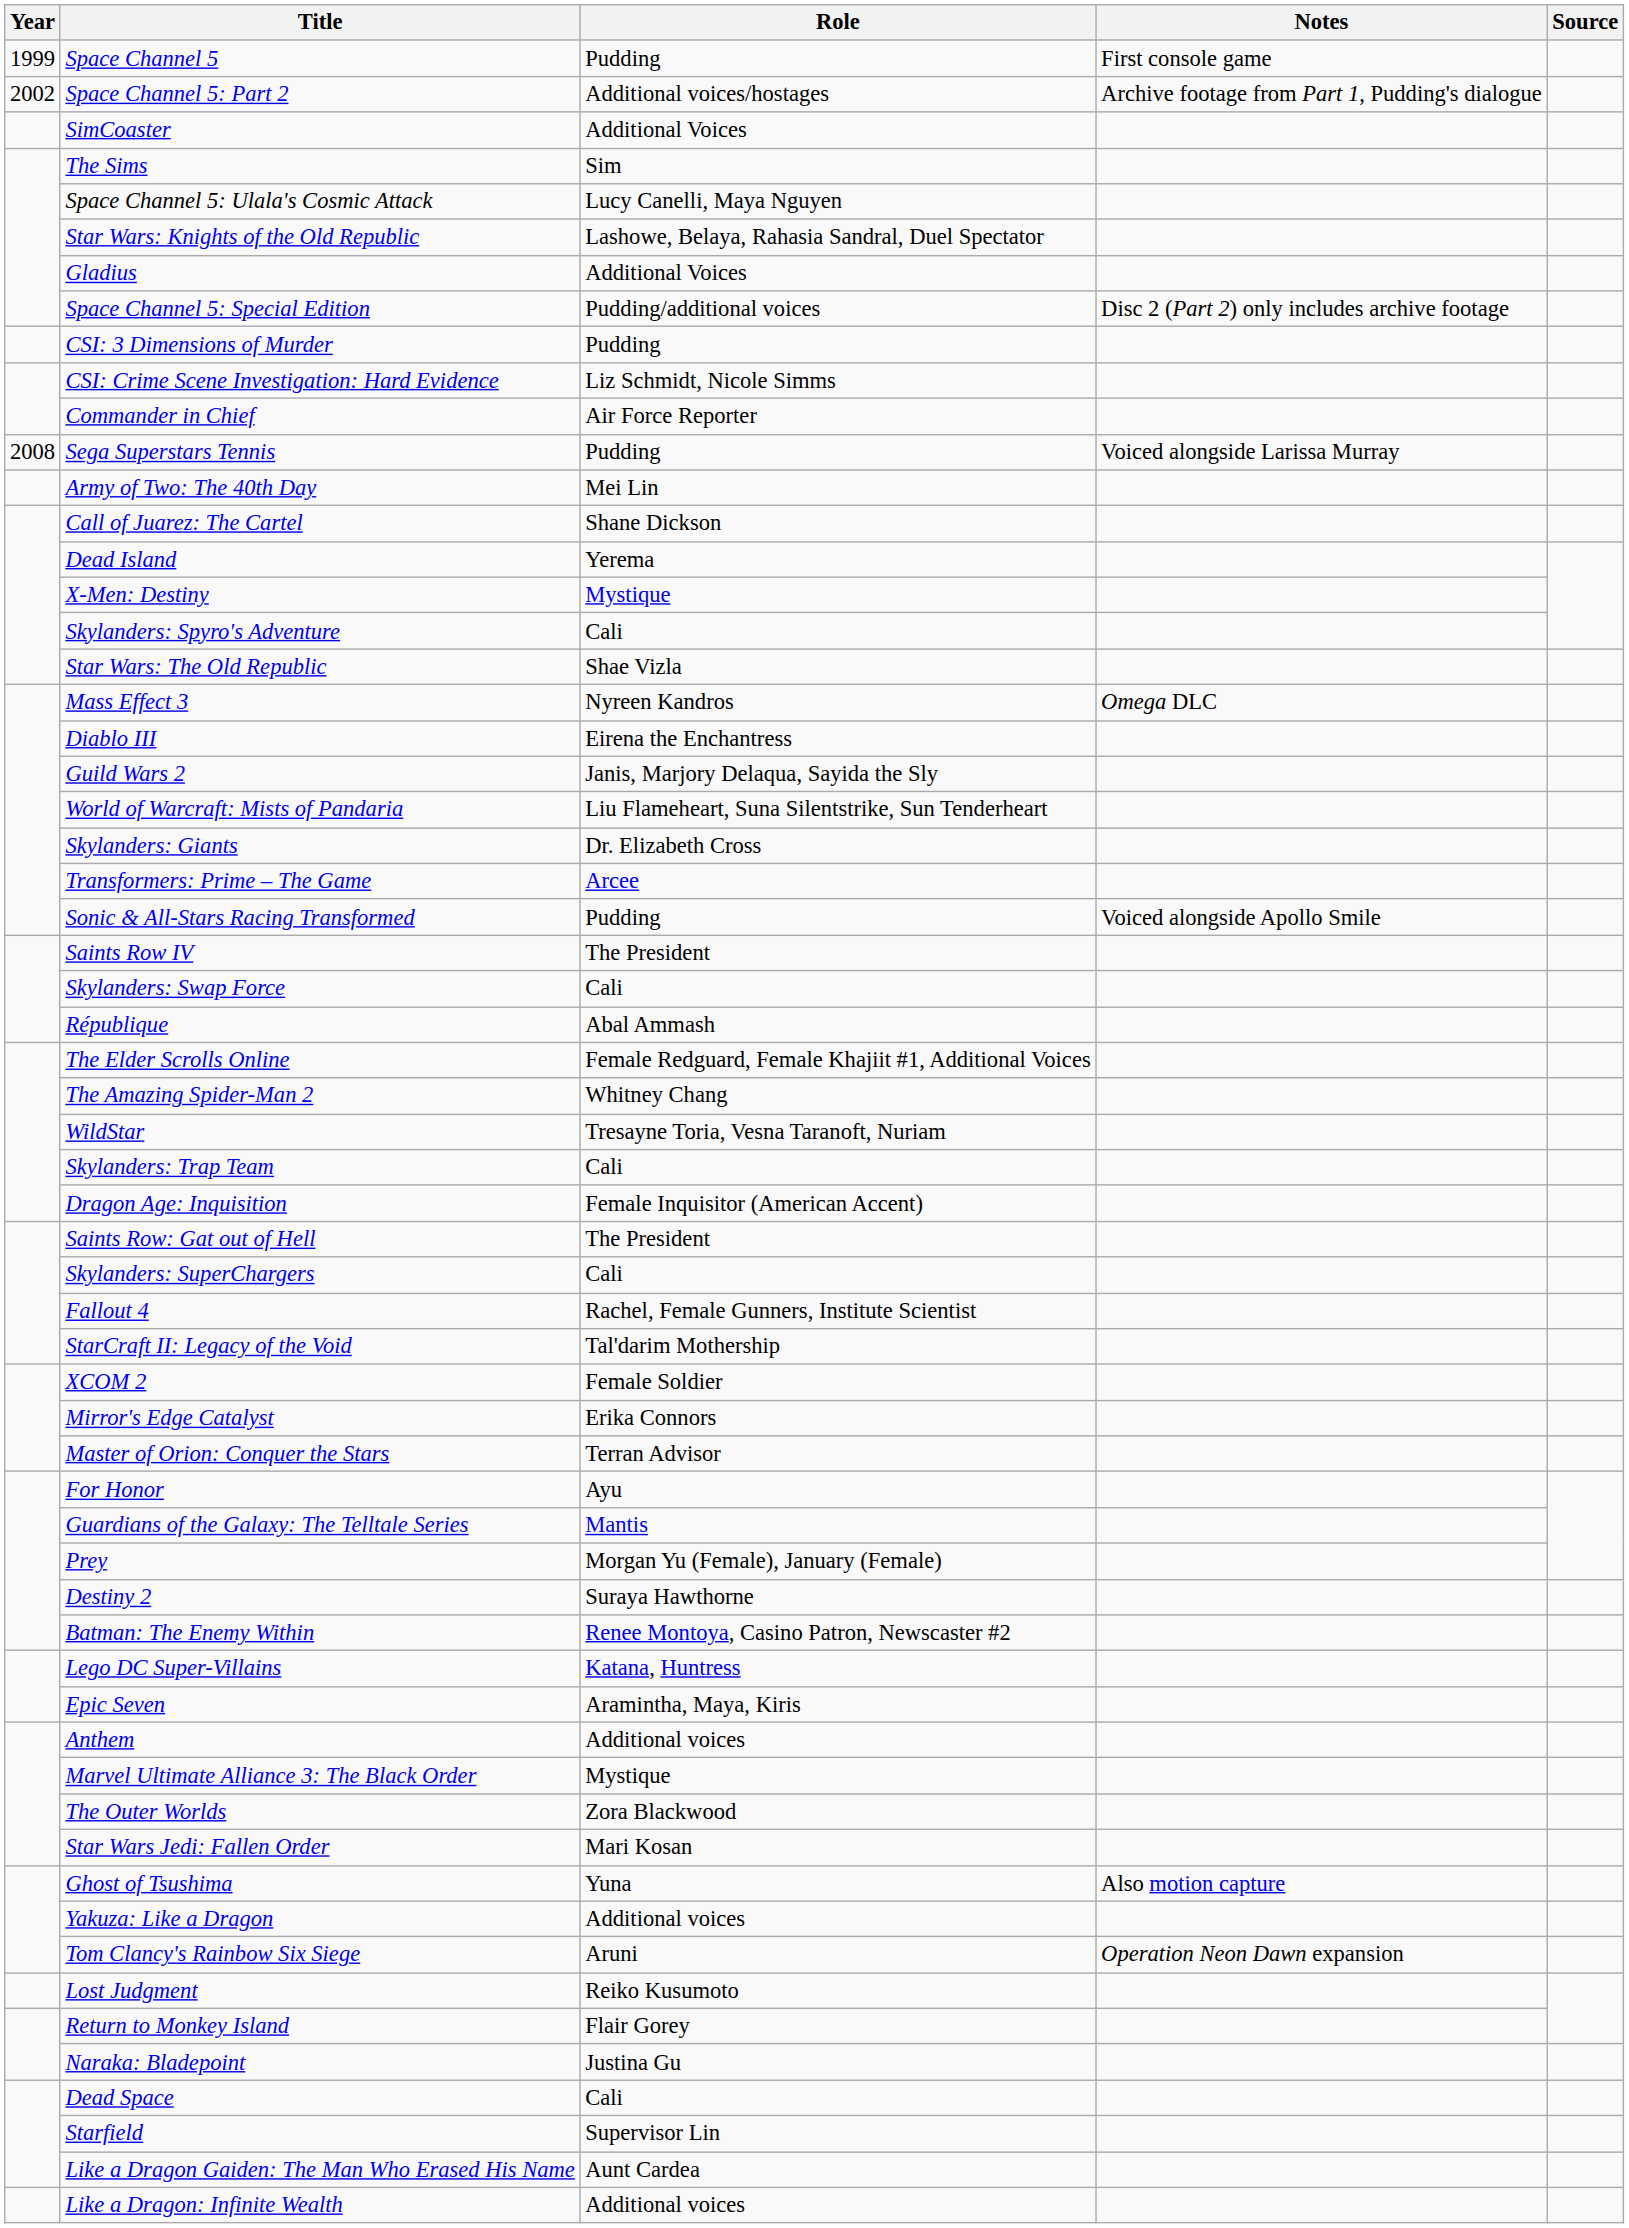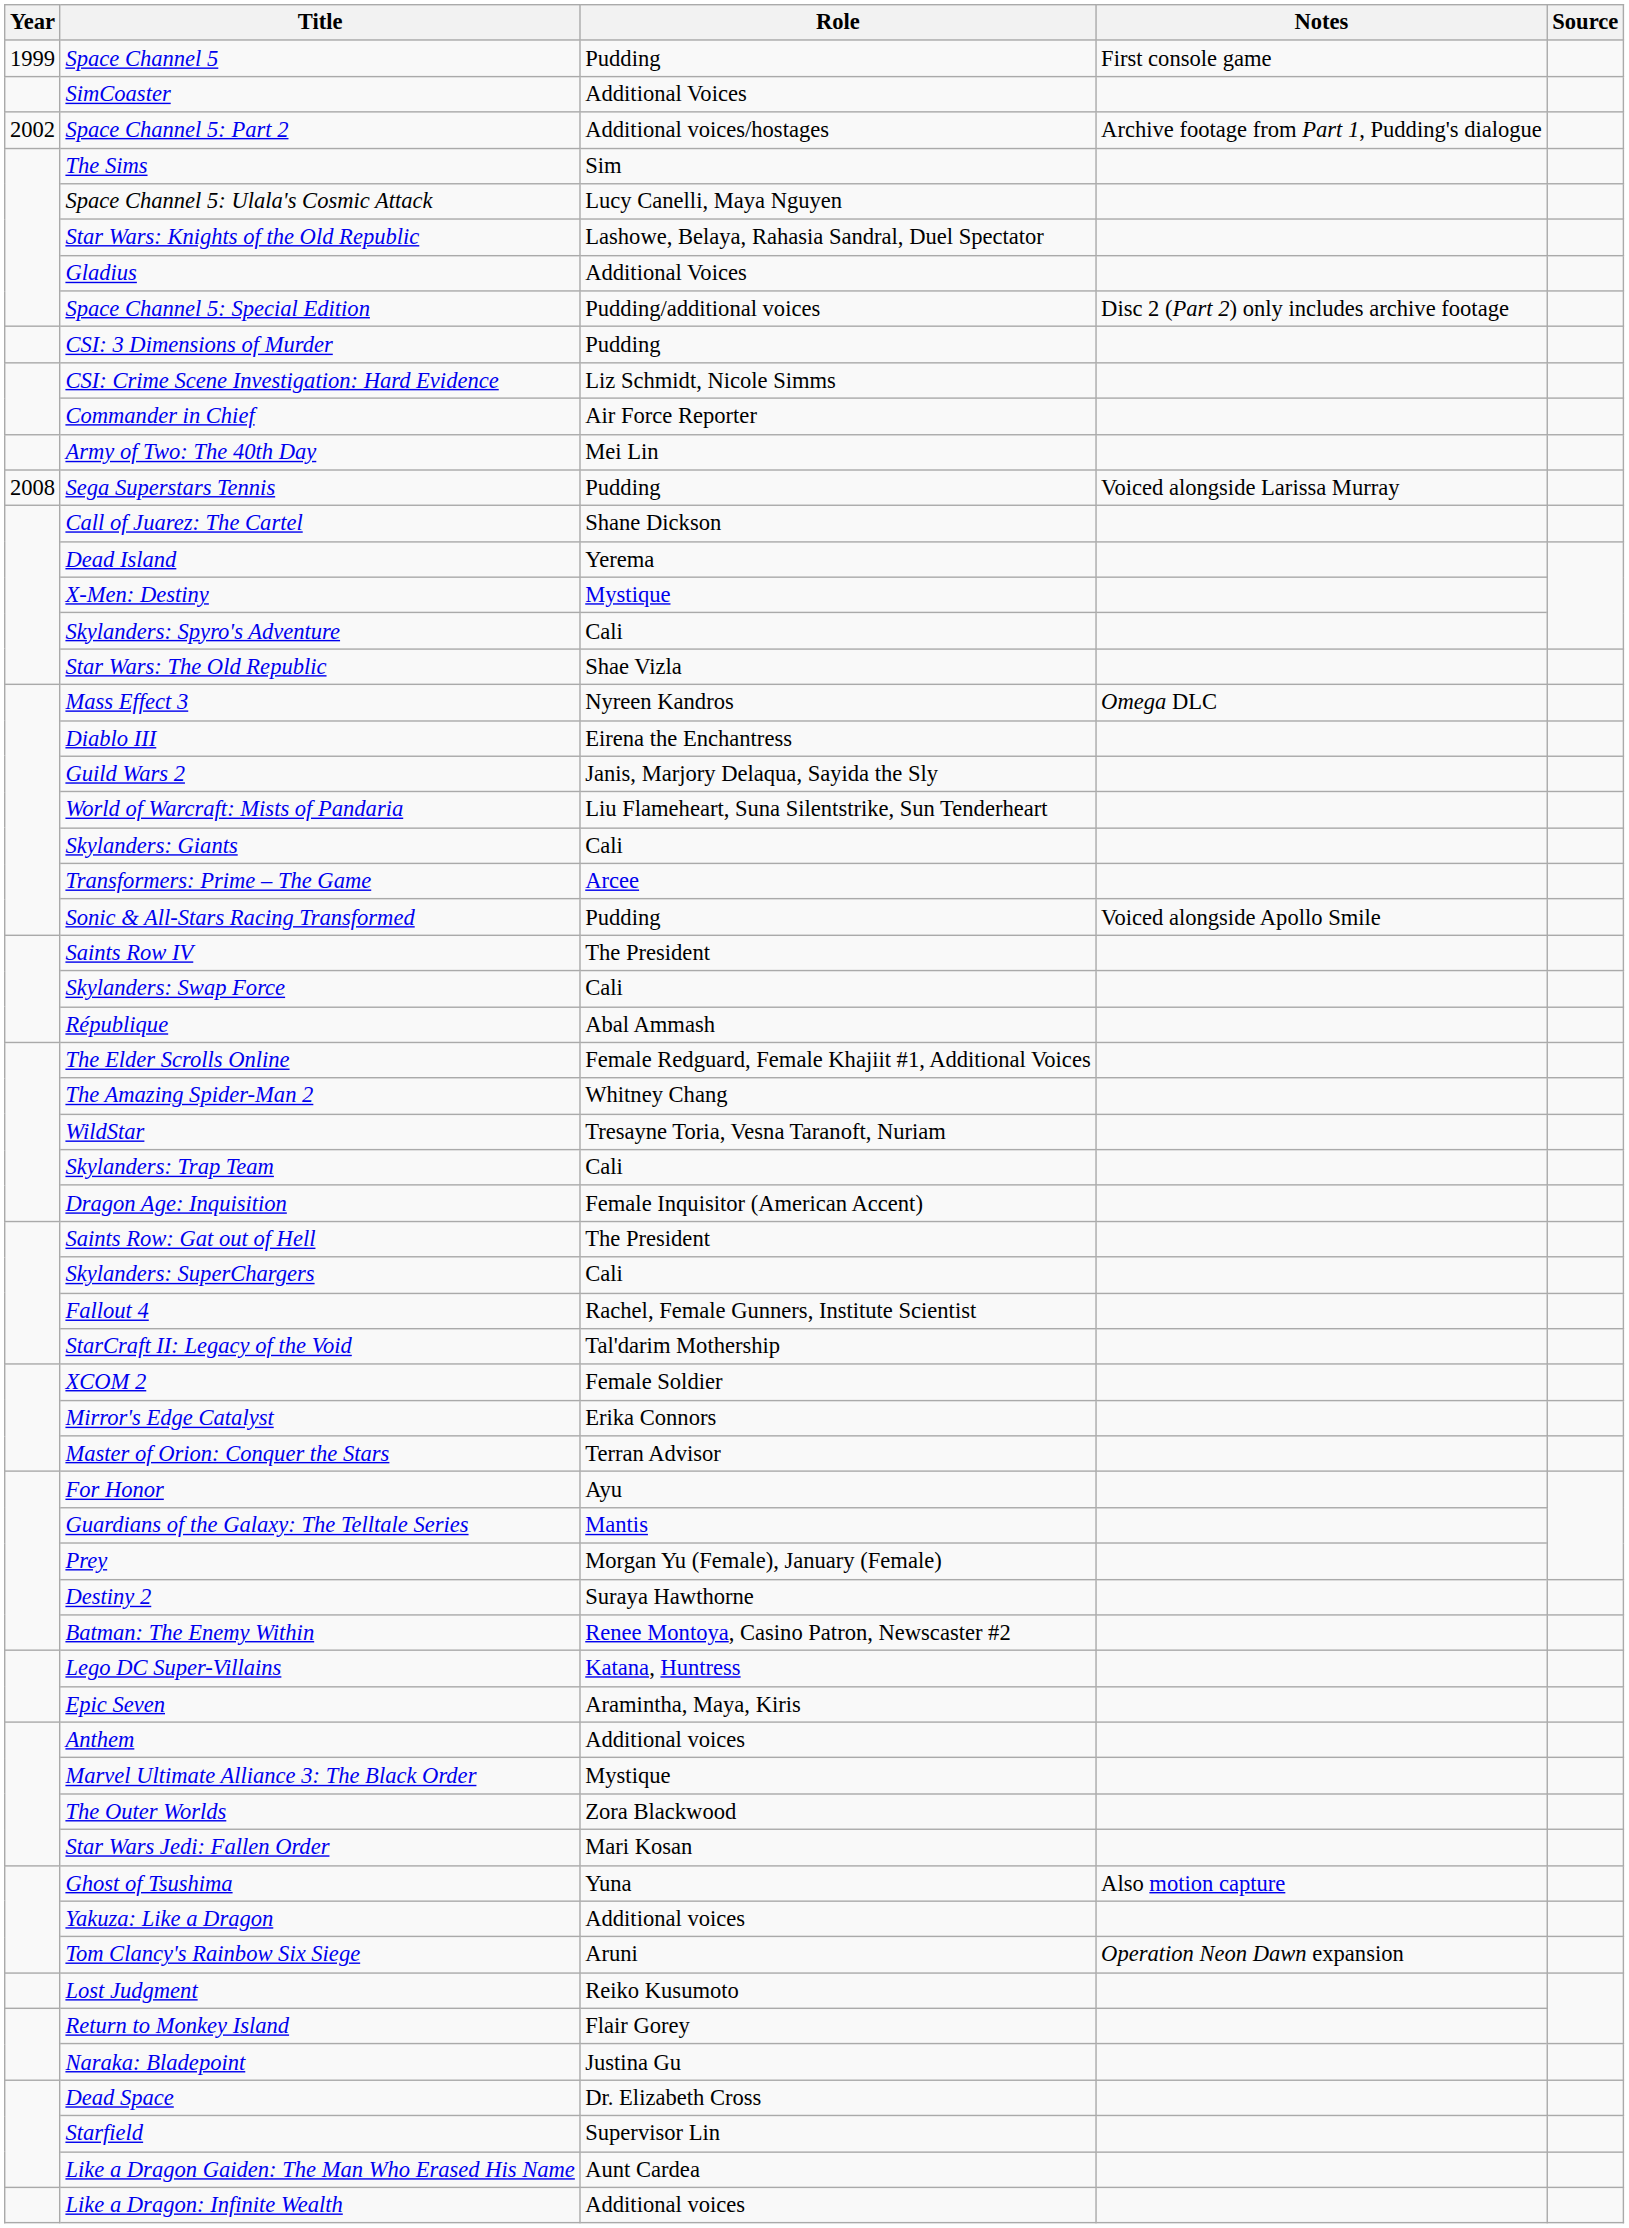rows swapped: (118, 129) <-> (177, 93)
rows swapped: (170, 451) <-> (191, 487)
(673, 845) Dr. Elizabeth Cross -> (604, 845) Cali
(604, 2097) Cali -> (673, 2097) Dr. Elizabeth Cross
